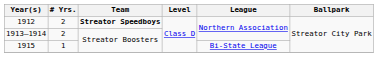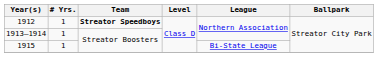(63, 23) 2 -> (63, 23) 1
(63, 35) 2 -> (63, 35) 1
